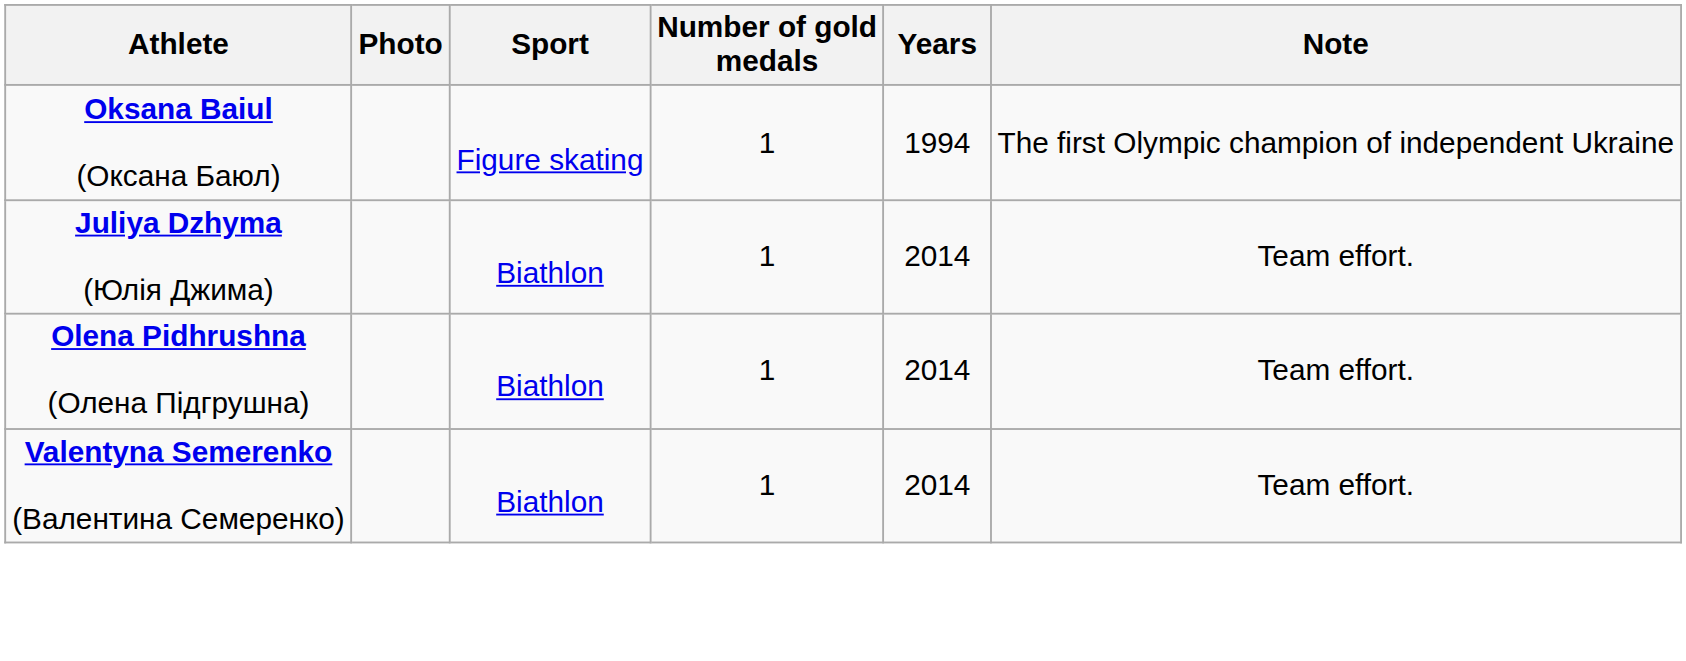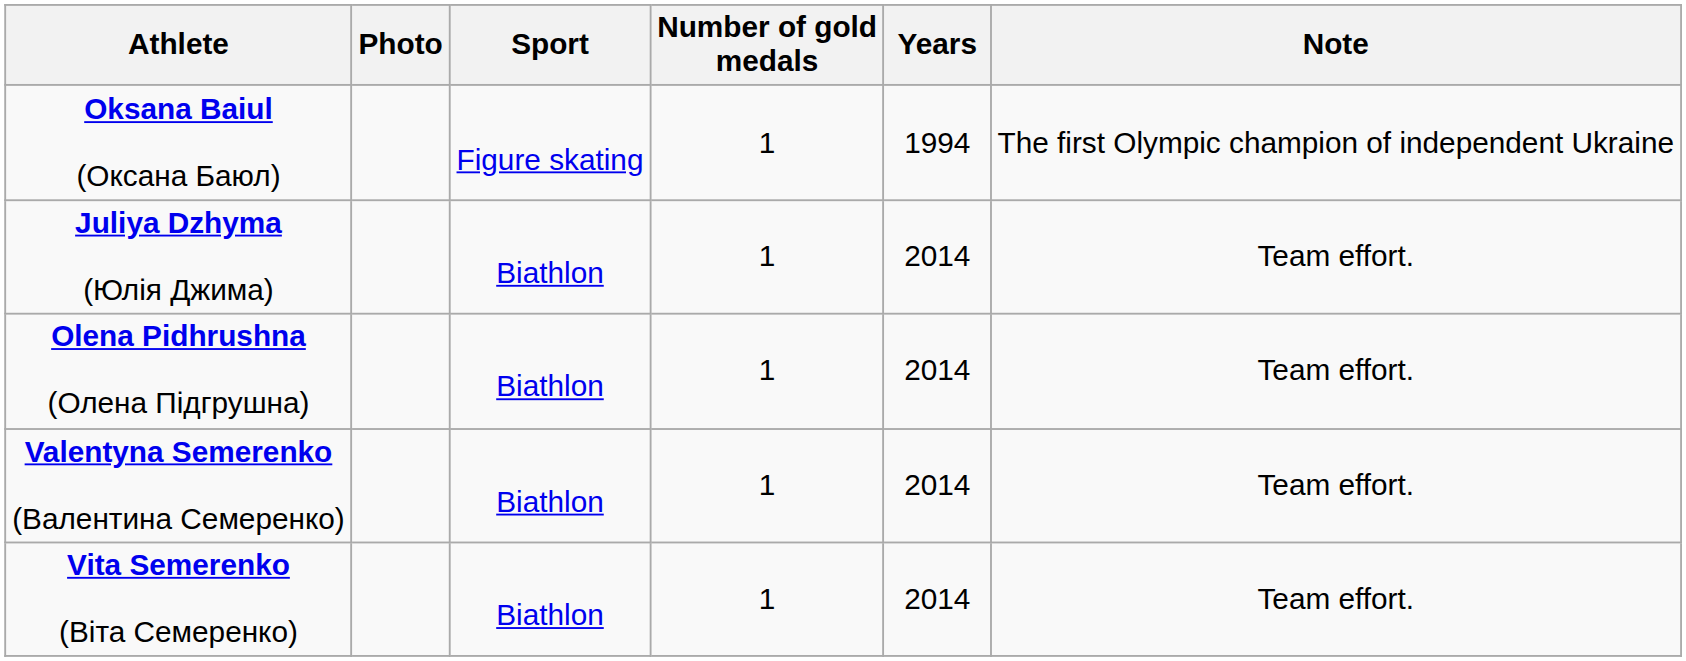+ row: (178, 598)
